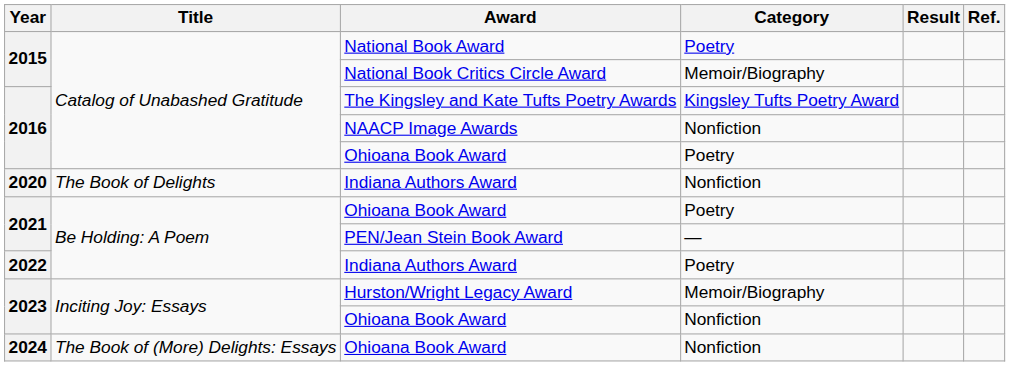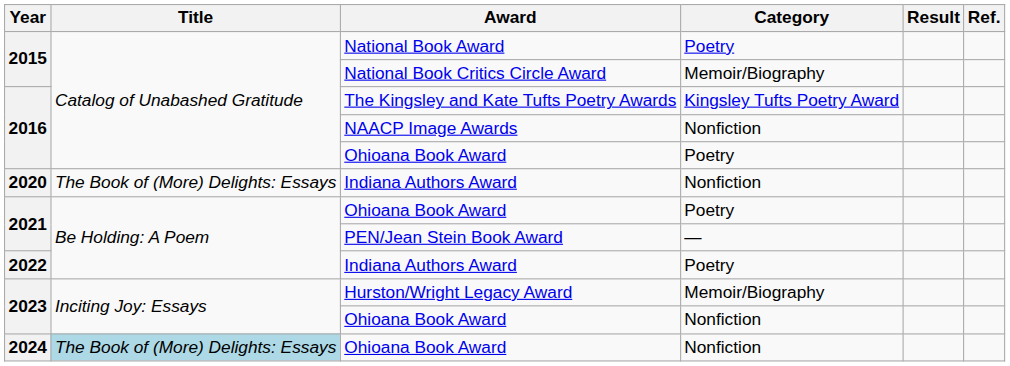(135, 182) The Book of Delights -> (196, 182) The Book of (More) Delights: Essays
(196, 347) no background -> (196, 347) lightblue background
